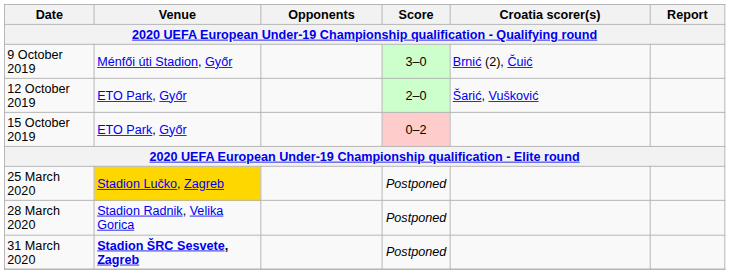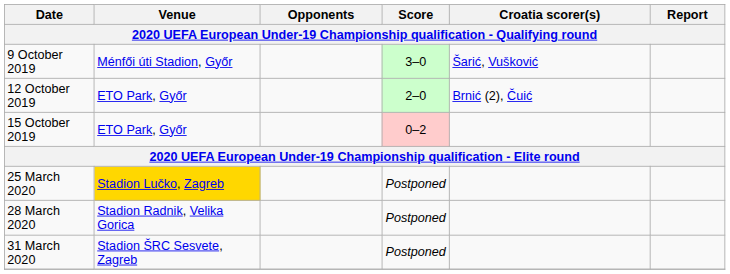(493, 62) Brnić (2), Čuić -> (495, 62) Šarić, Vušković
(496, 96) Šarić, Vušković -> (492, 96) Brnić (2), Čuić
(163, 252) bold -> (160, 252) normal
